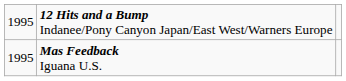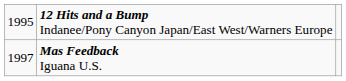(21, 57) 1995 -> (21, 57) 1997
